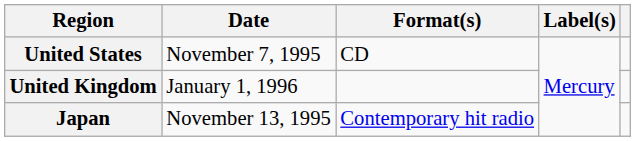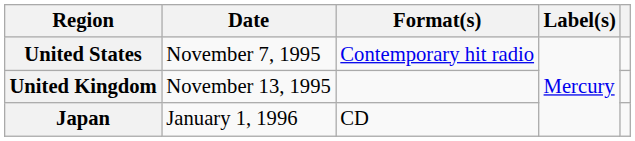(355, 53) CD -> (437, 53) Contemporary hit radio
(232, 86) January 1, 1996 -> (249, 86) November 13, 1995
(249, 119) November 13, 1995 -> (232, 119) January 1, 1996
(437, 119) Contemporary hit radio -> (355, 119) CD
